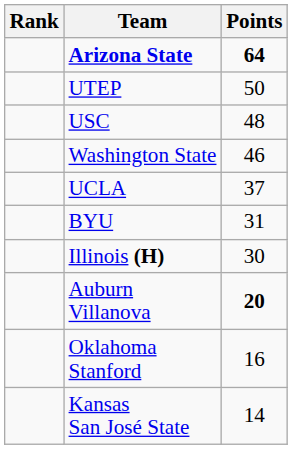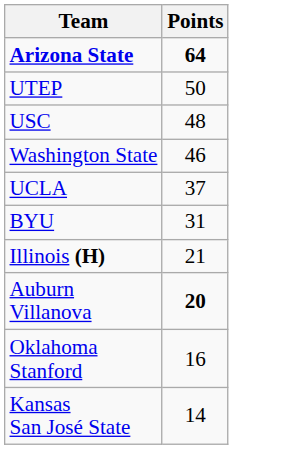- column: (34, 21)
(254, 255) 30 -> (195, 255) 21
